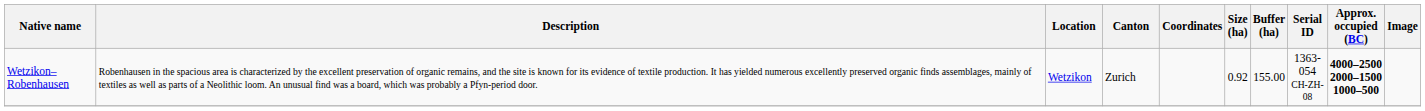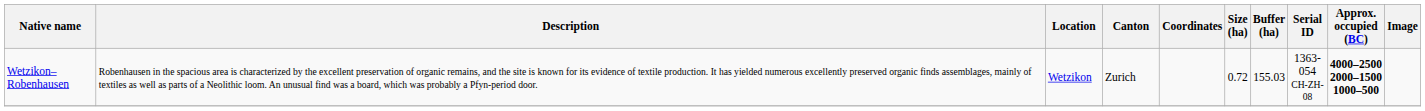(1238, 77) 0.92 -> (1238, 77) 0.72
(1269, 77) 155.00 -> (1269, 77) 155.03
